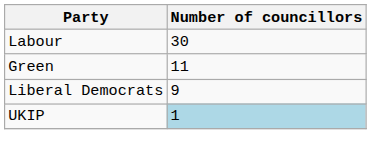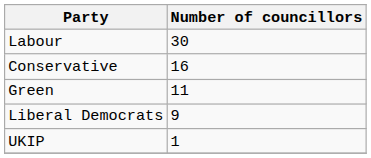+ row: (63, 67)
(175, 116) lightblue background -> (175, 141) no background
